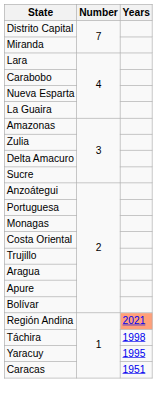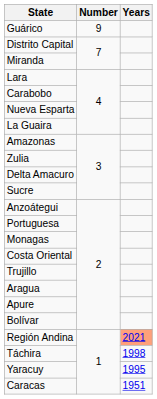+ row: (25, 28)
